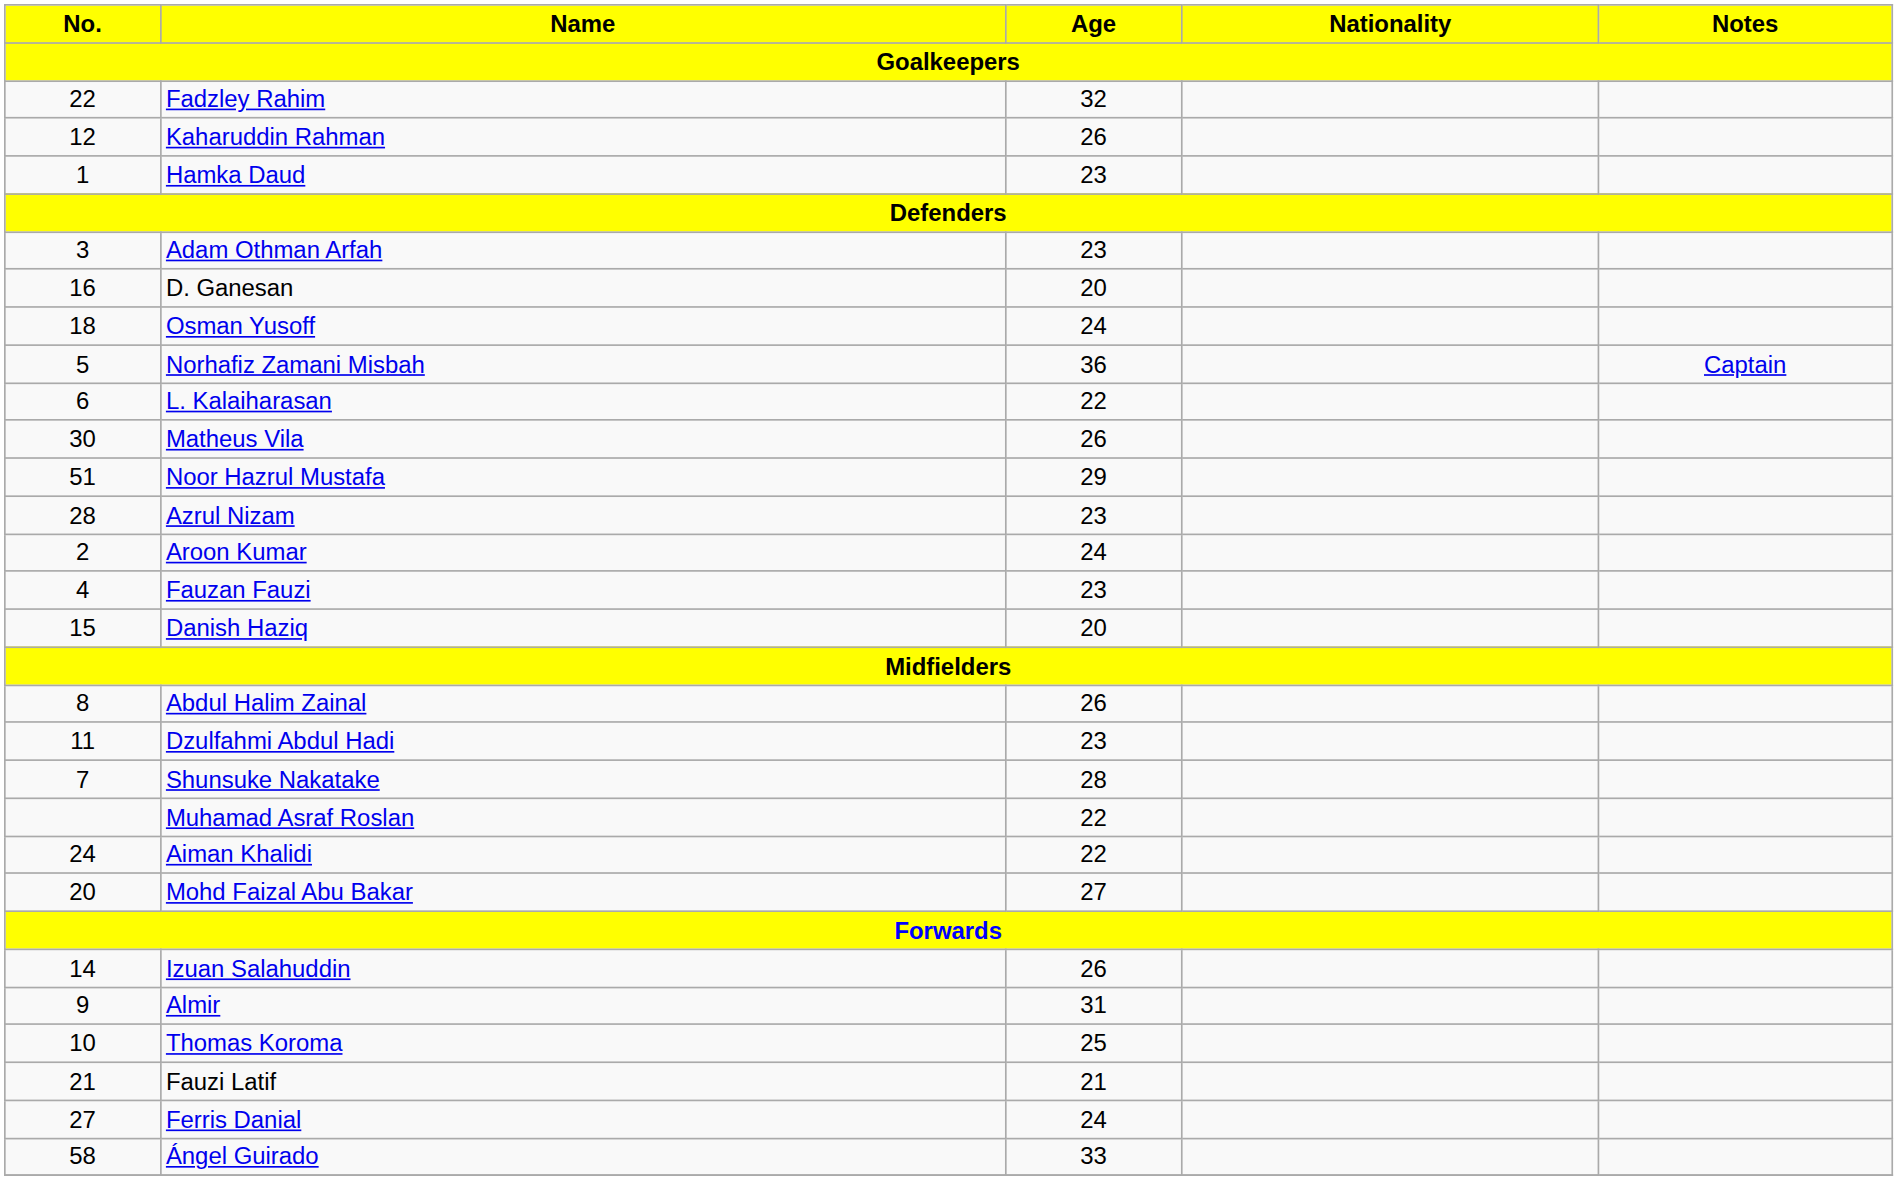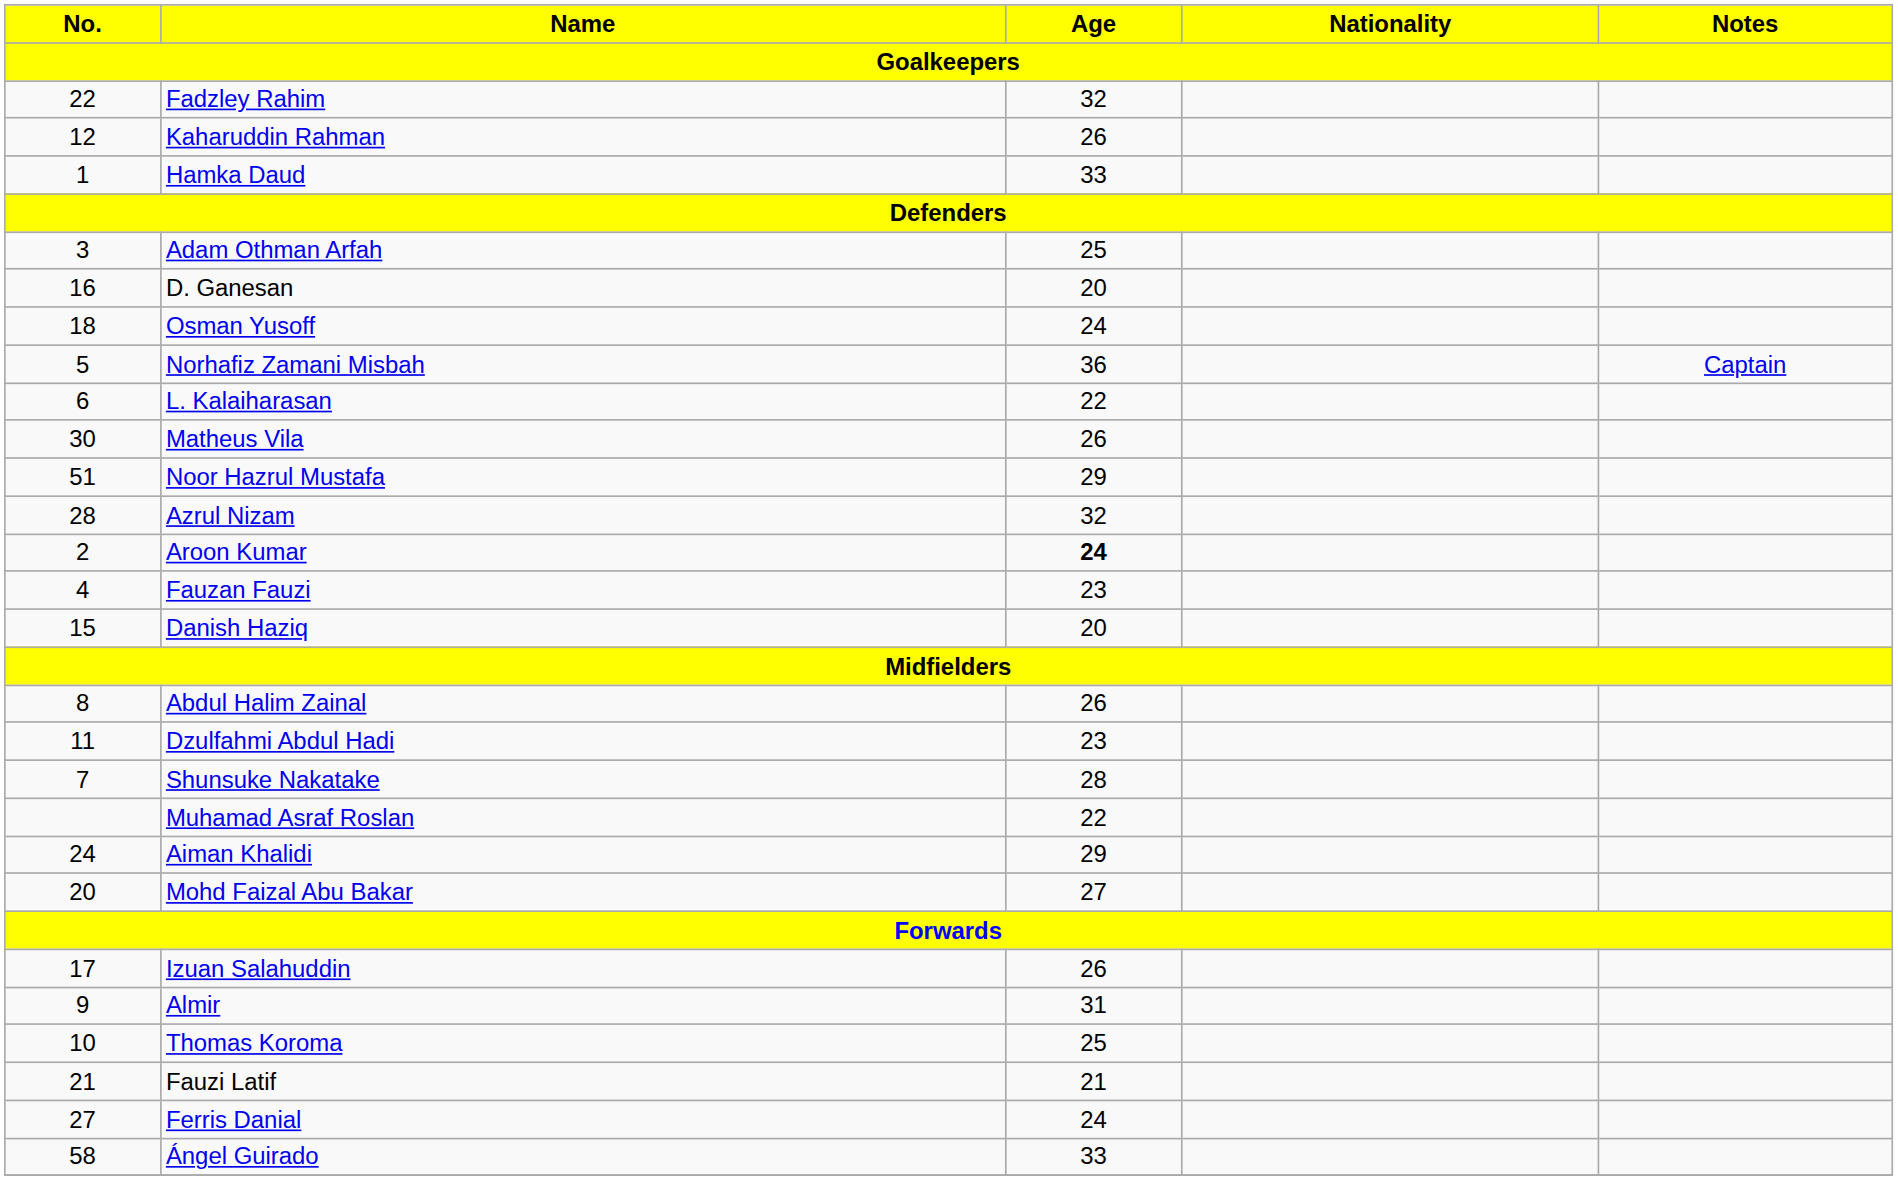(1094, 175) 23 -> (1094, 175) 33
(1094, 251) 23 -> (1094, 251) 25
(1094, 515) 23 -> (1094, 515) 32
(1094, 553) normal -> (1094, 553) bold
(1094, 855) 22 -> (1094, 855) 29
(83, 968) 14 -> (83, 968) 17
